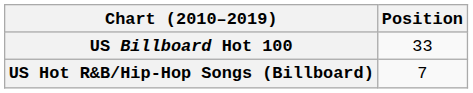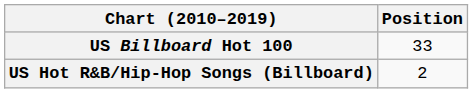(422, 74) 7 -> (422, 74) 2
